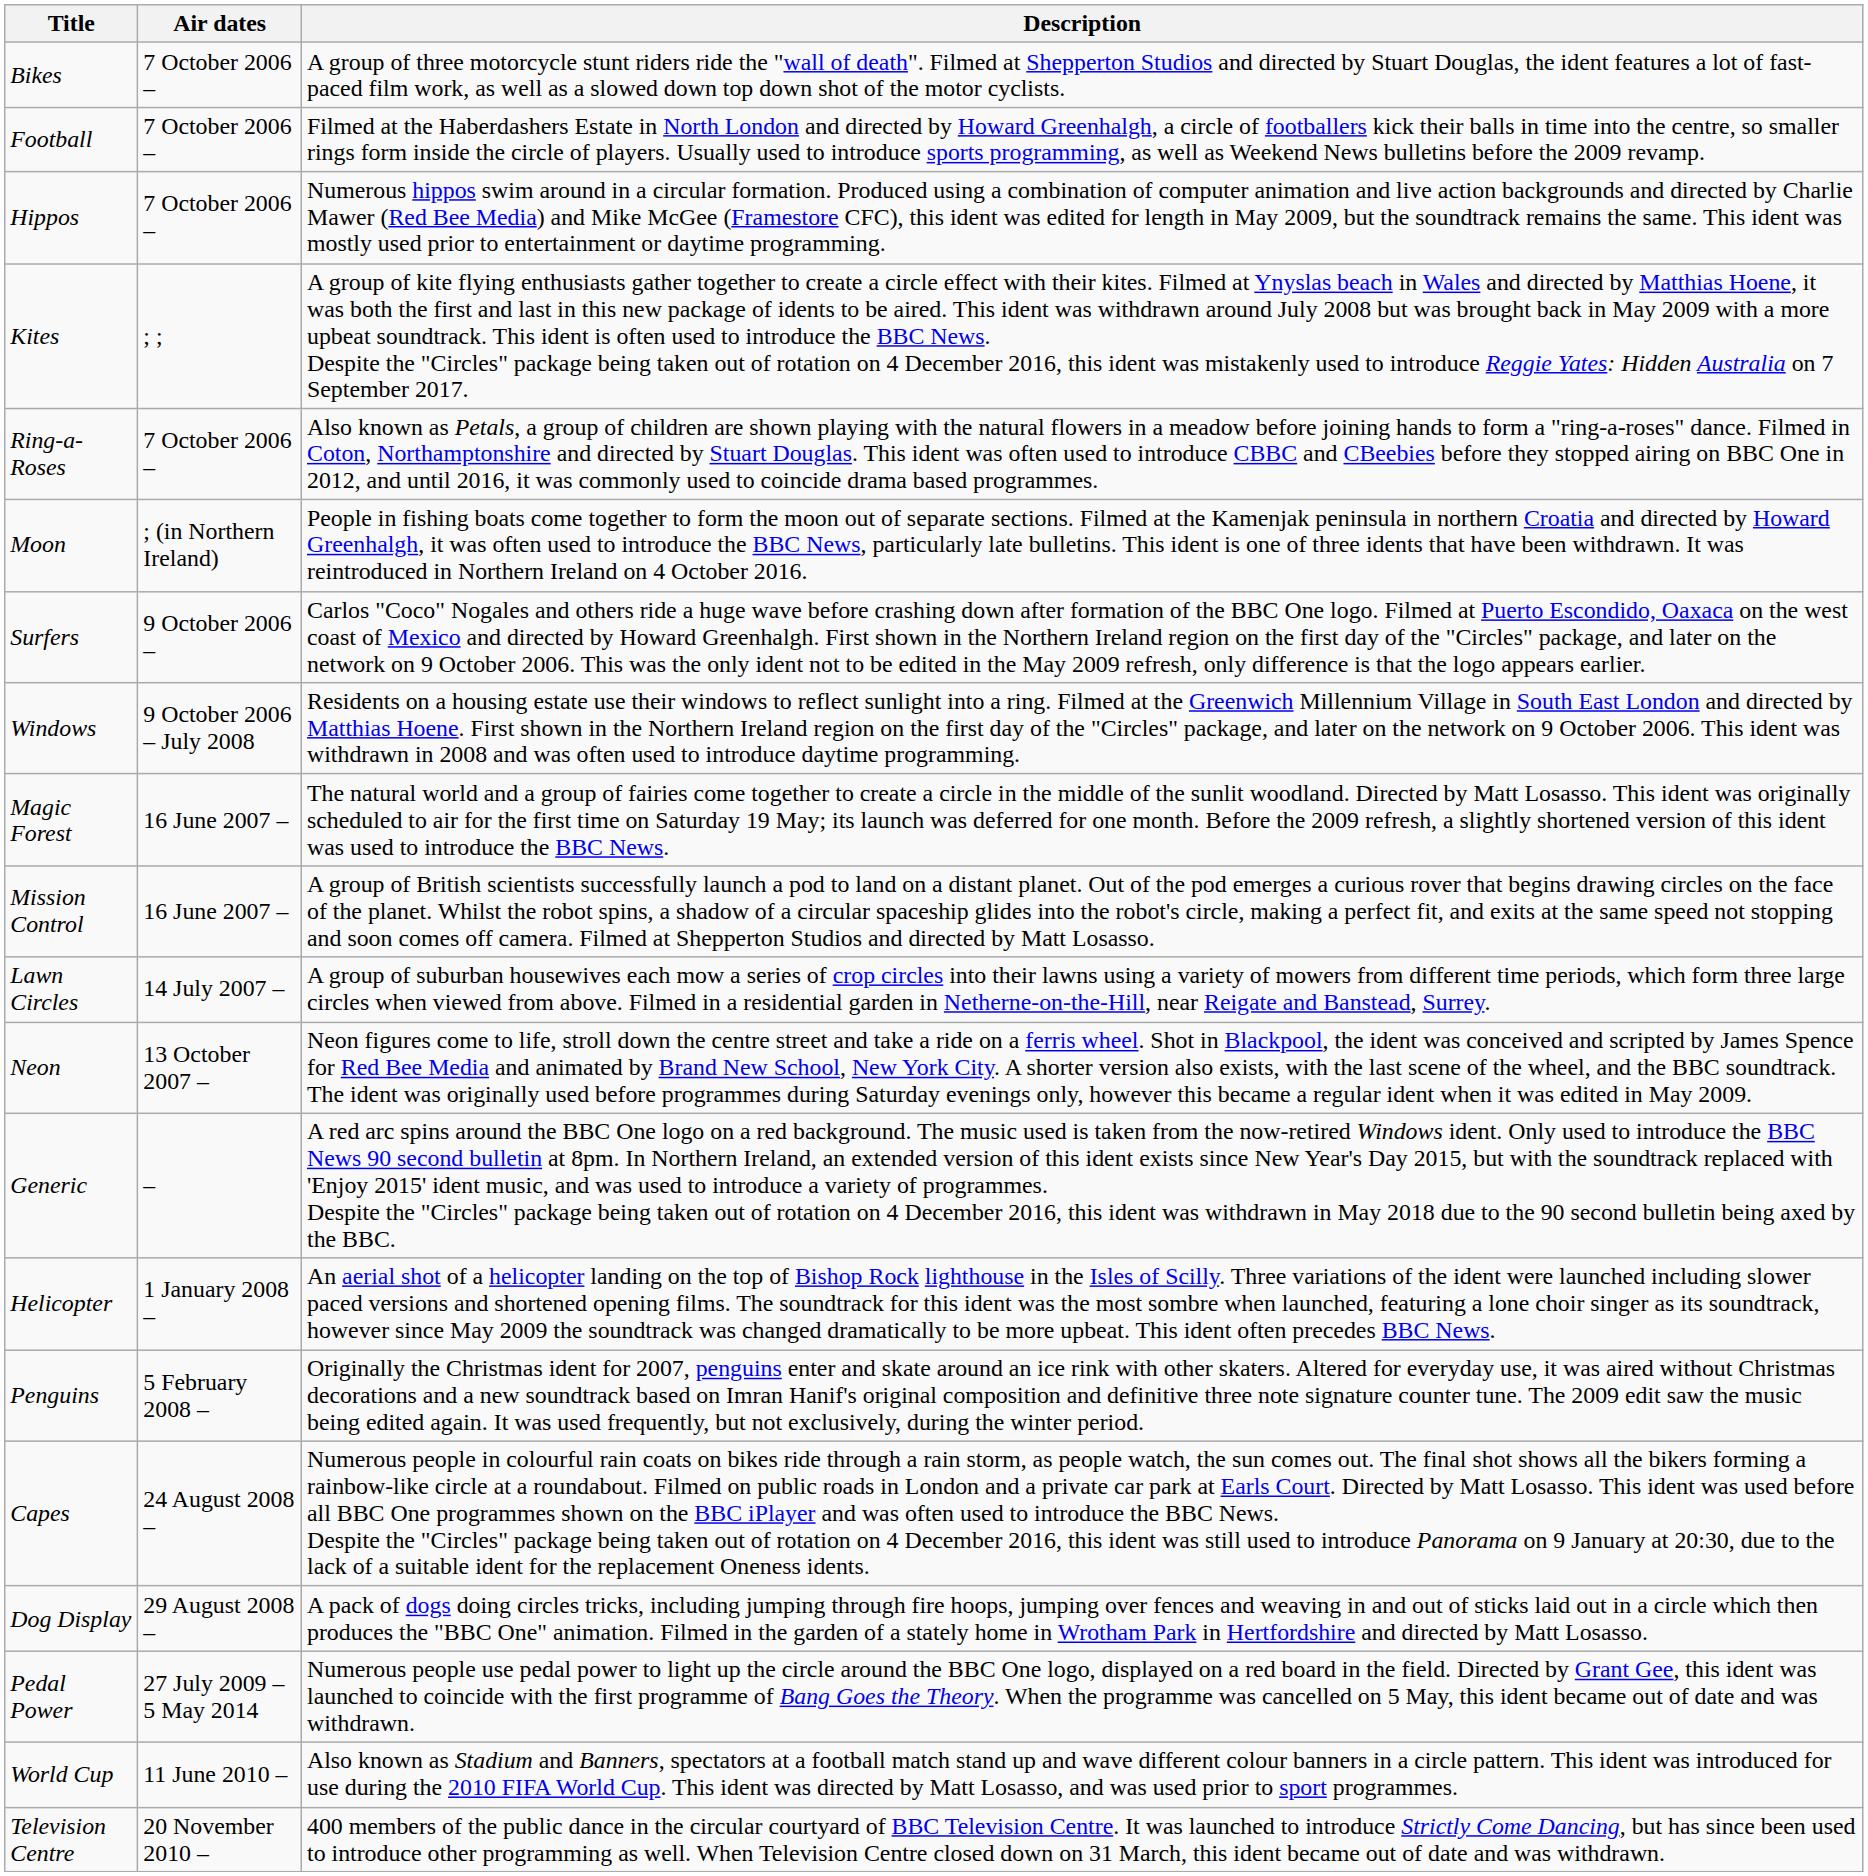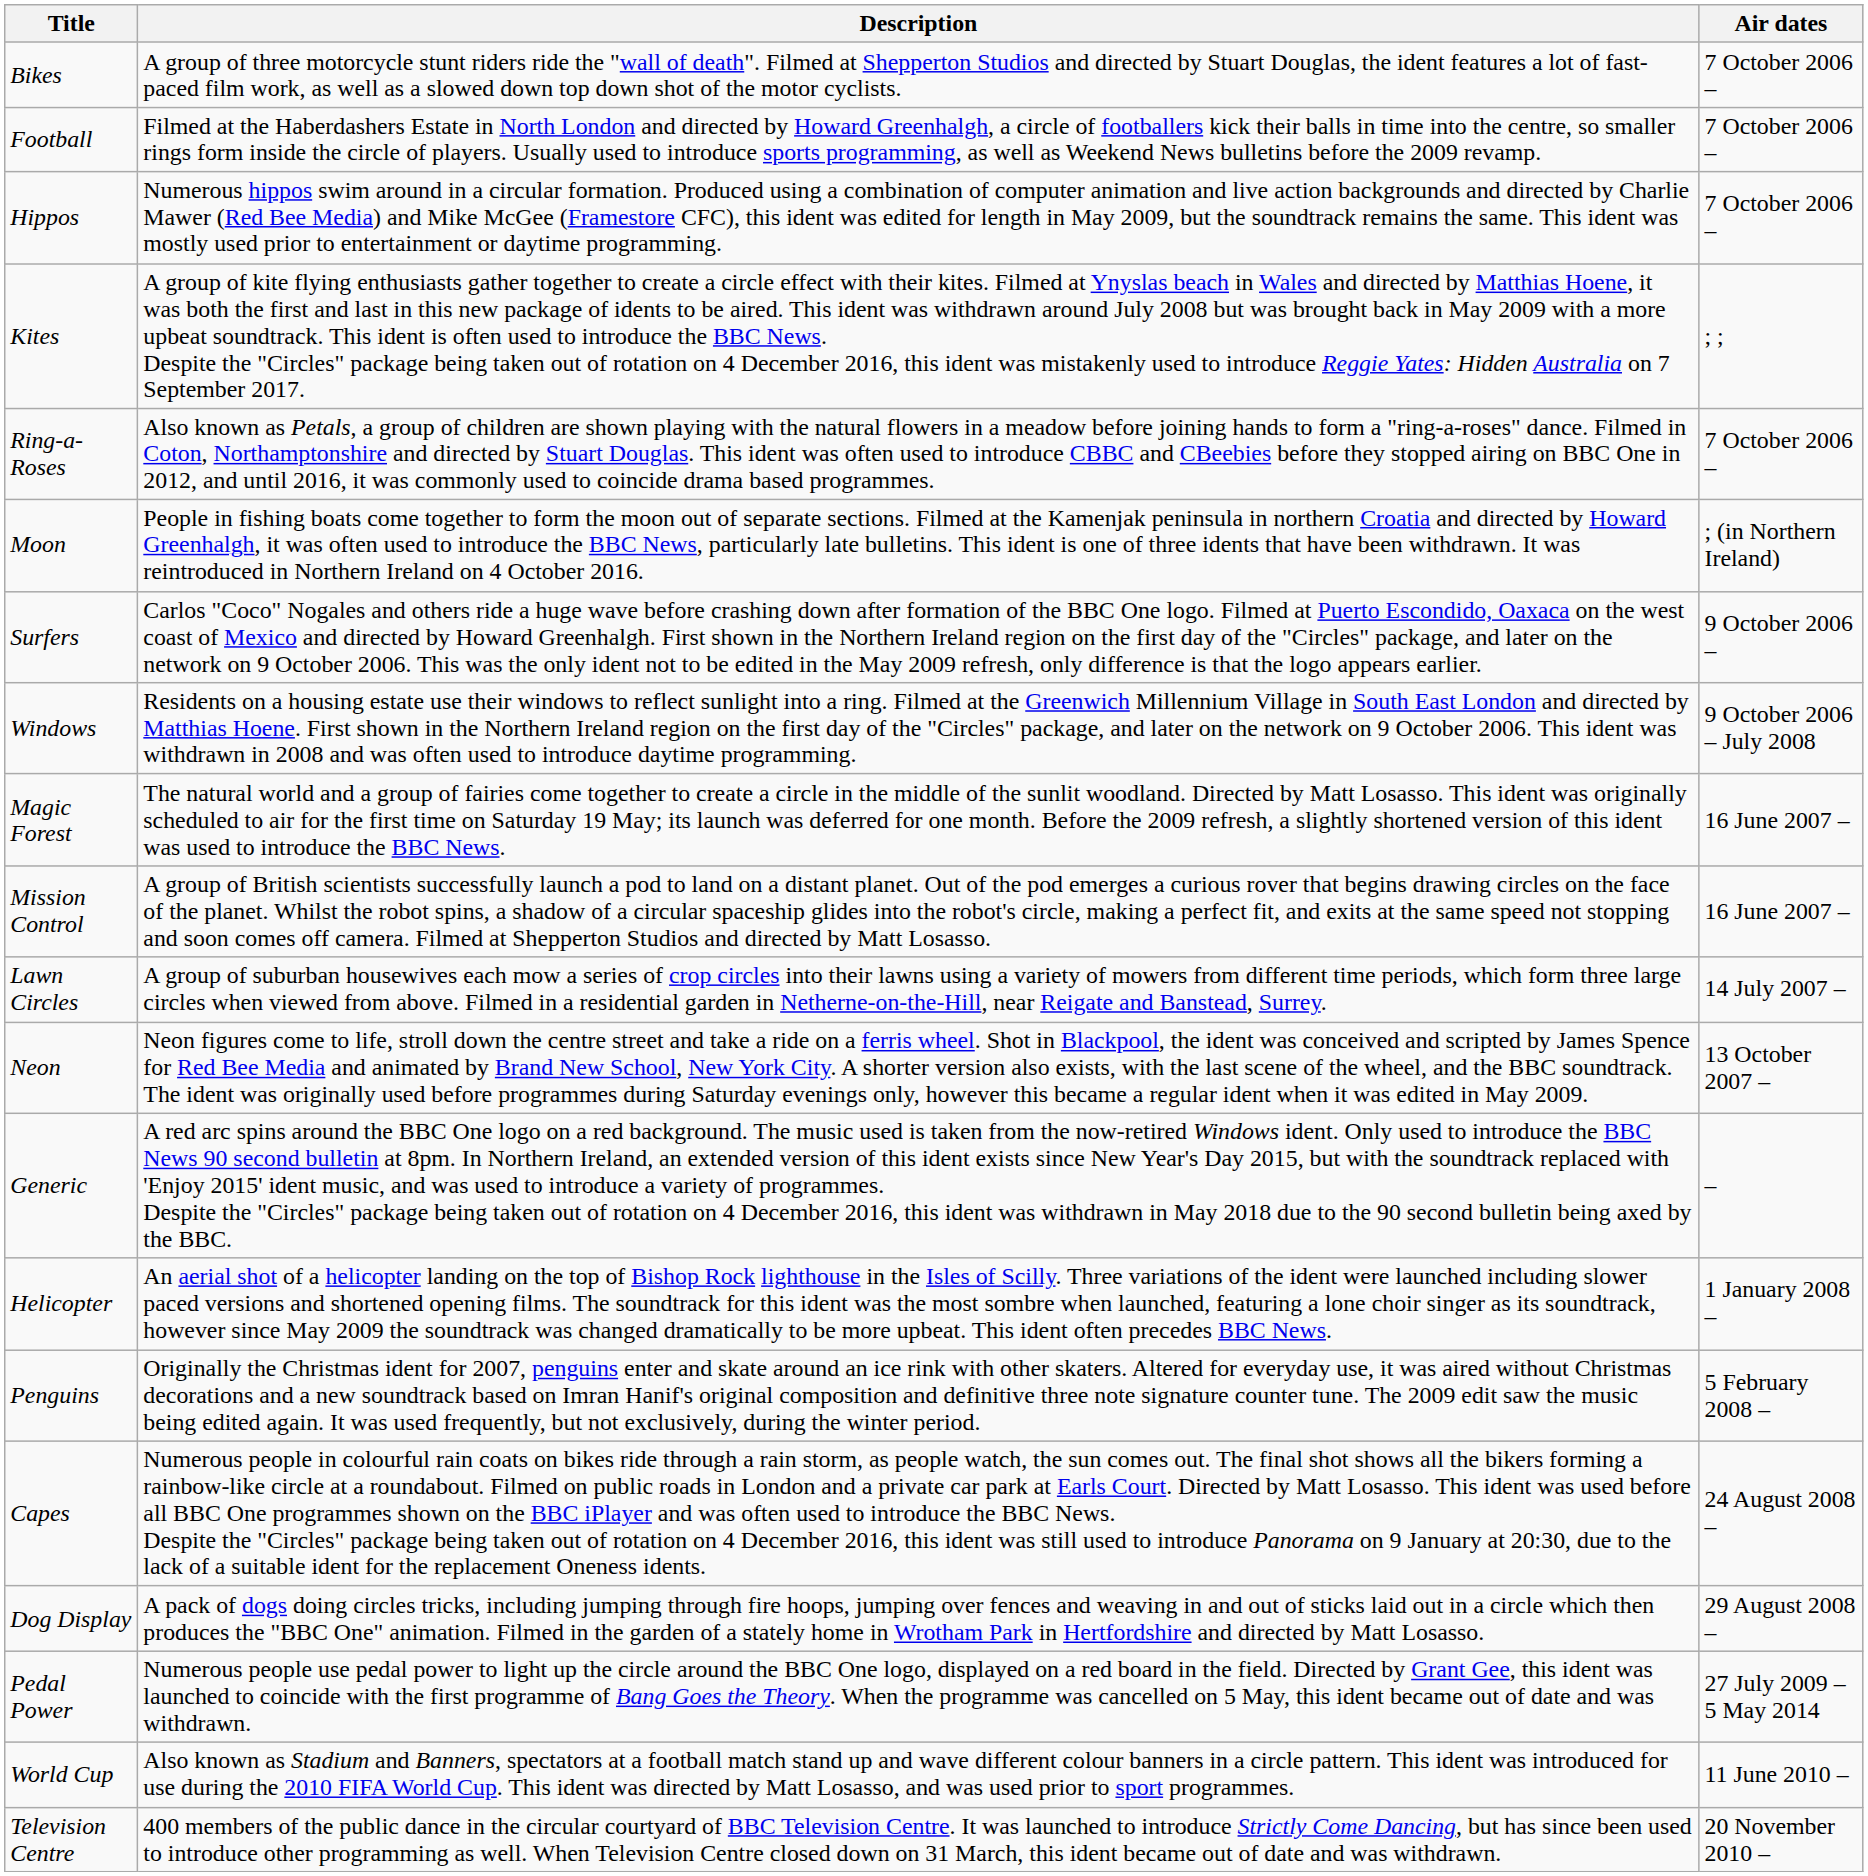columns swapped: (220, 23) <-> (1082, 23)
